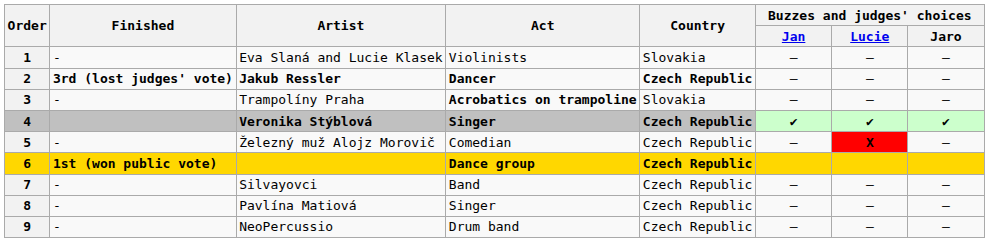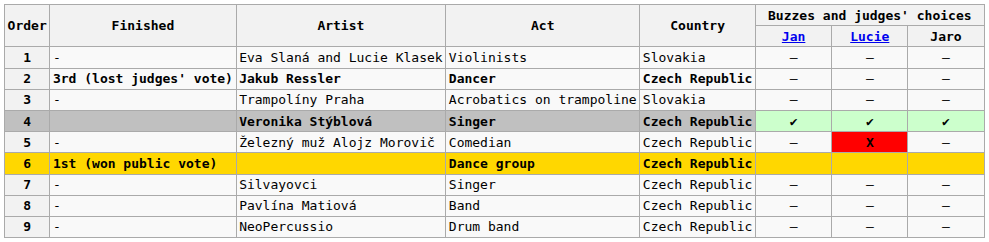(543, 100) bold -> (543, 100) normal
(464, 185) Band -> (472, 185) Singer
(472, 206) Singer -> (464, 206) Band
